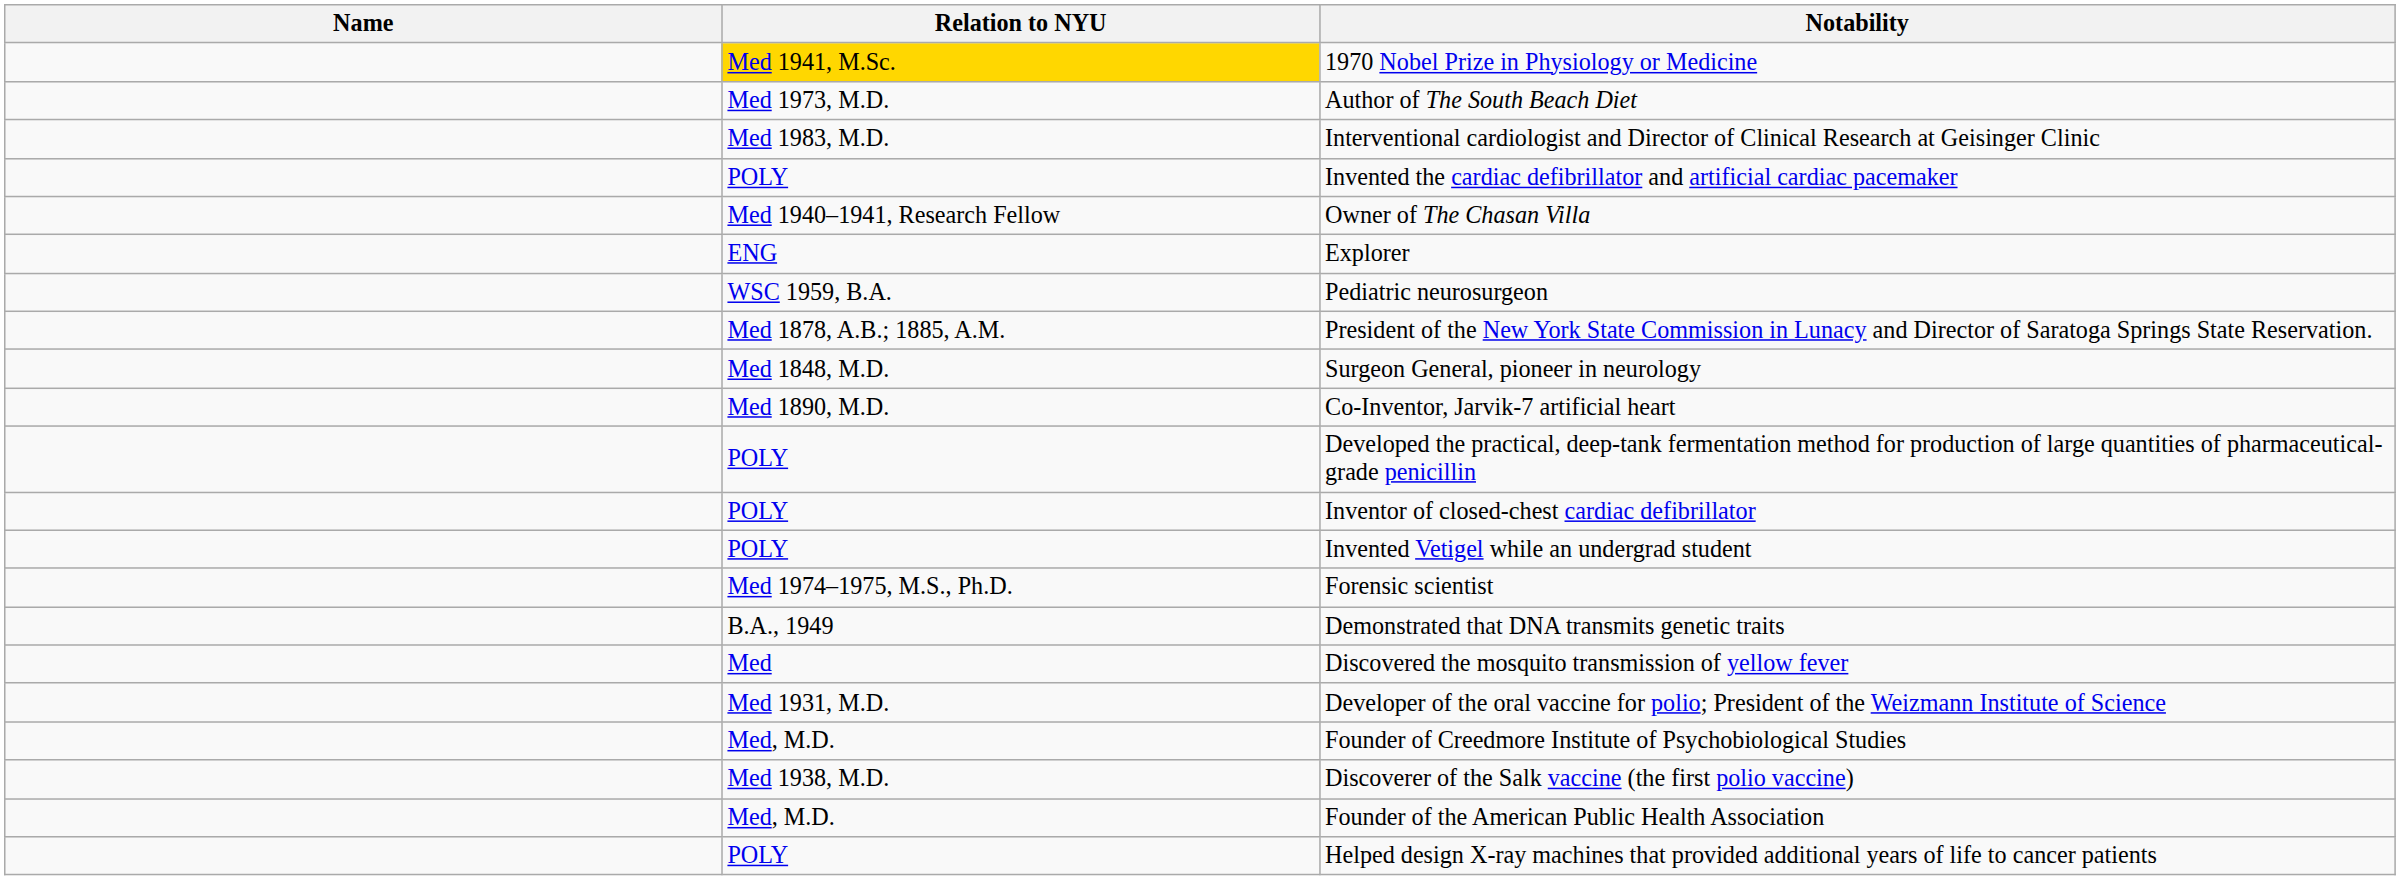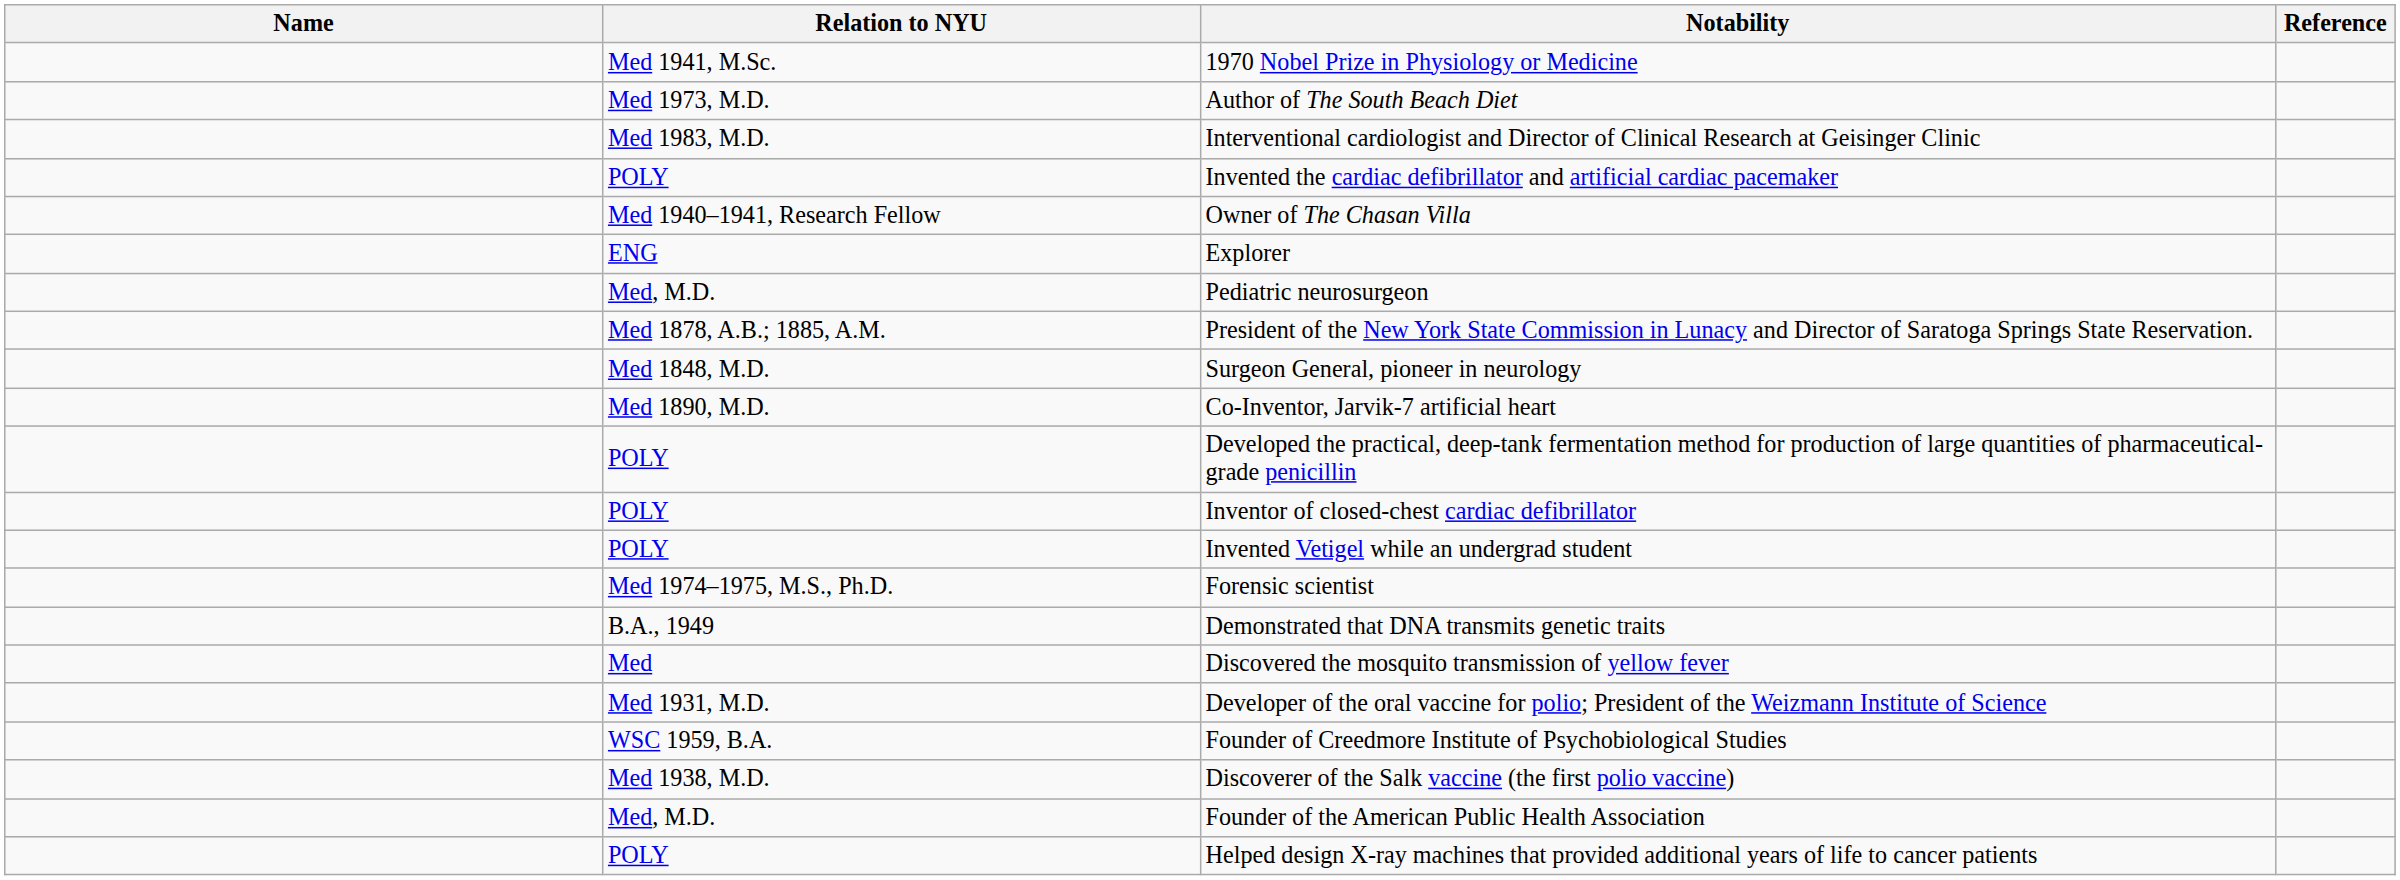+ column: (2335, 23)
(812, 61) gold background -> (692, 61) no background
(810, 291) WSC 1959, B.A. -> (662, 291) Med, M.D.
(781, 740) Med, M.D. -> (690, 740) WSC 1959, B.A.
